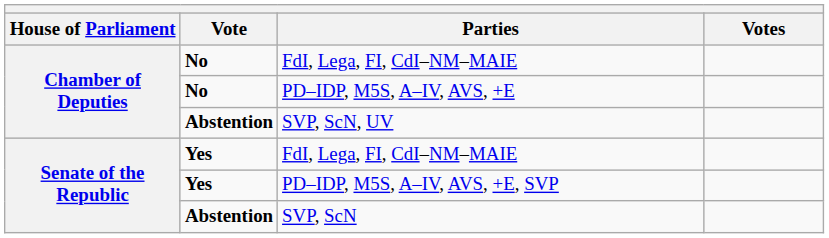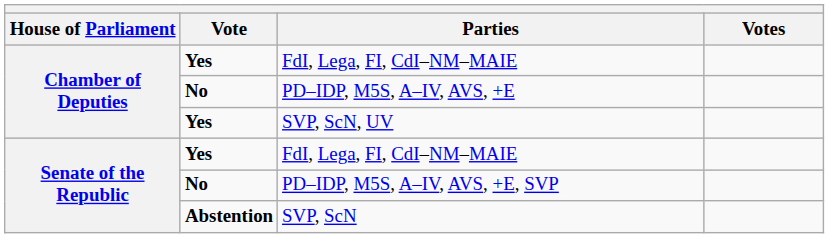(196, 59) No -> (199, 59) Yes
(229, 122) Abstention -> (199, 122) Yes
(199, 184) Yes -> (196, 184) No
